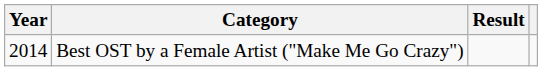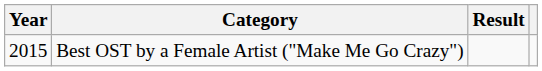(28, 50) 2014 -> (28, 50) 2015
